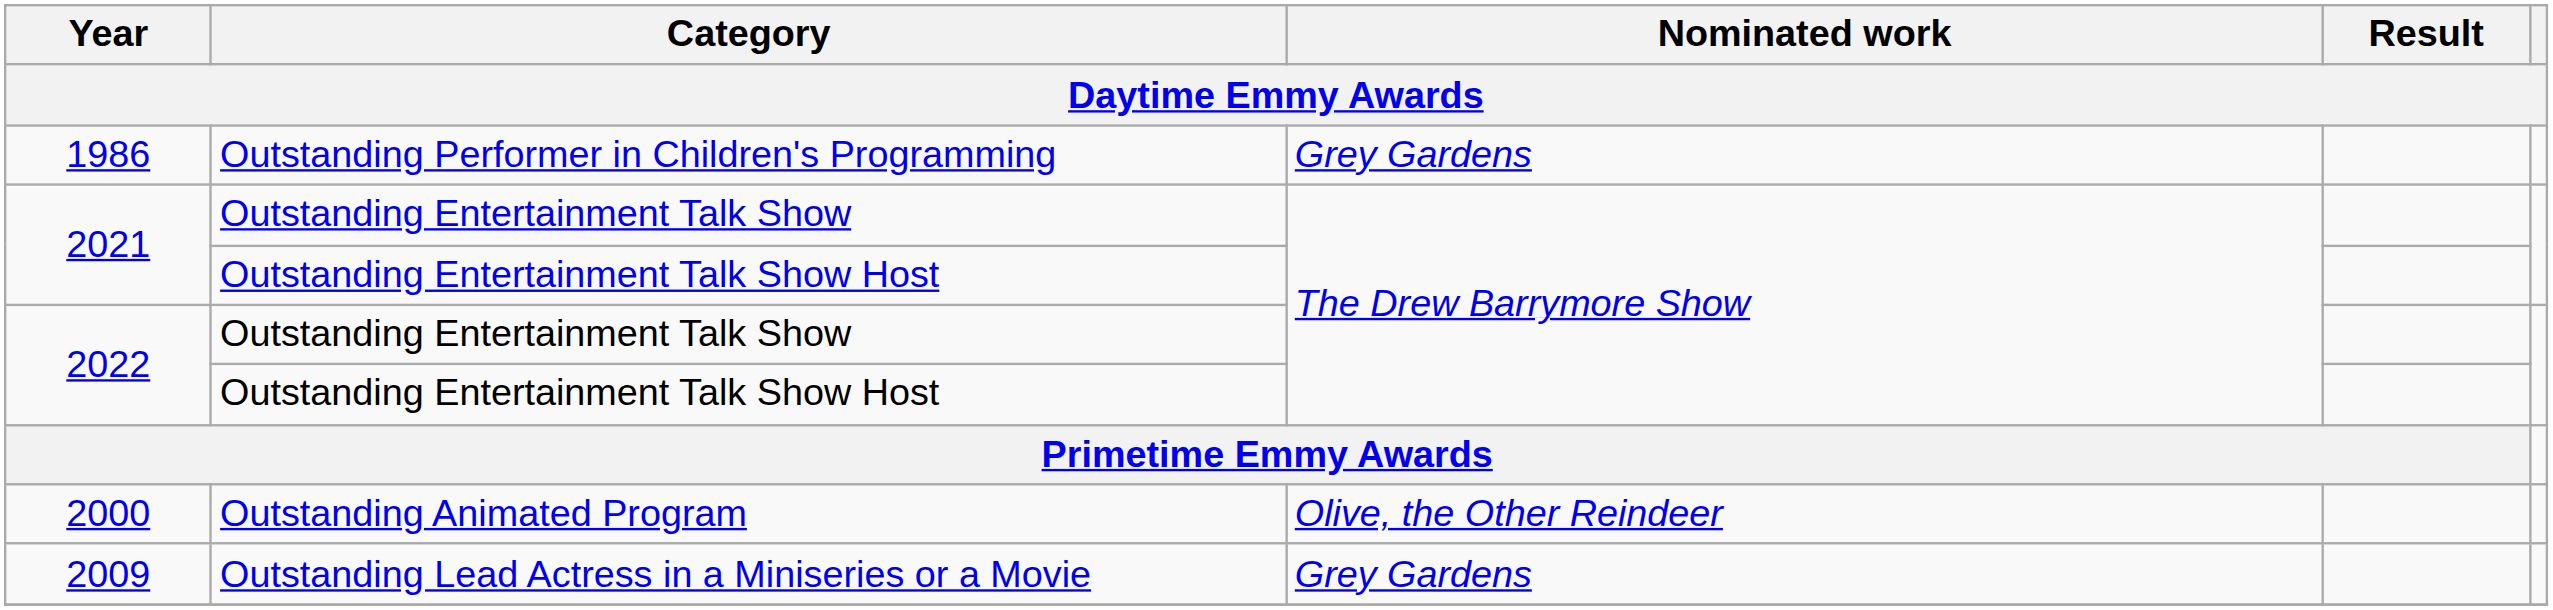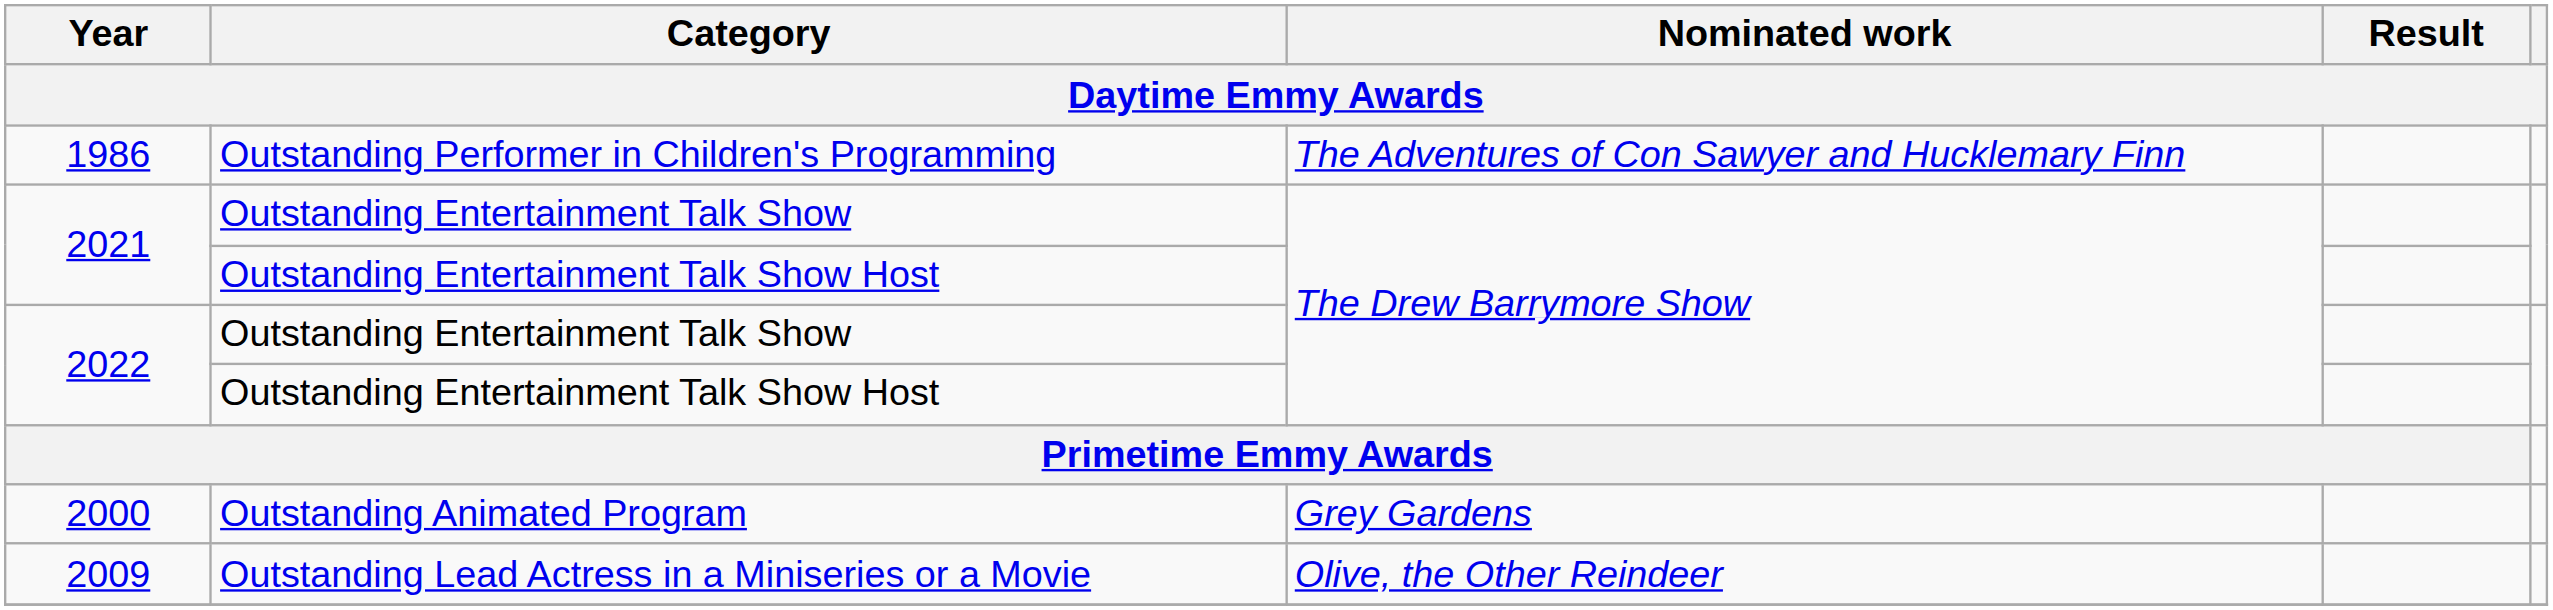(1413, 154) Grey Gardens -> (1740, 154) The Adventures of Con Sawyer and Hucklemary Finn
(1509, 513) Olive, the Other Reindeer -> (1413, 513) Grey Gardens
(1413, 573) Grey Gardens -> (1509, 573) Olive, the Other Reindeer
